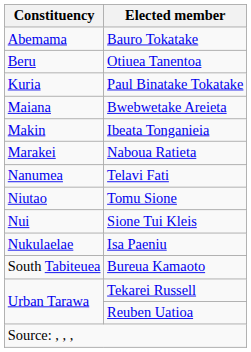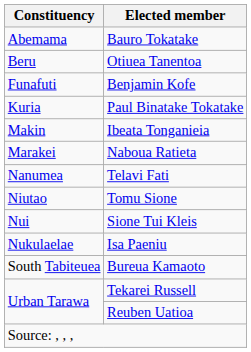+ row: (151, 84)
- row: (167, 107)
